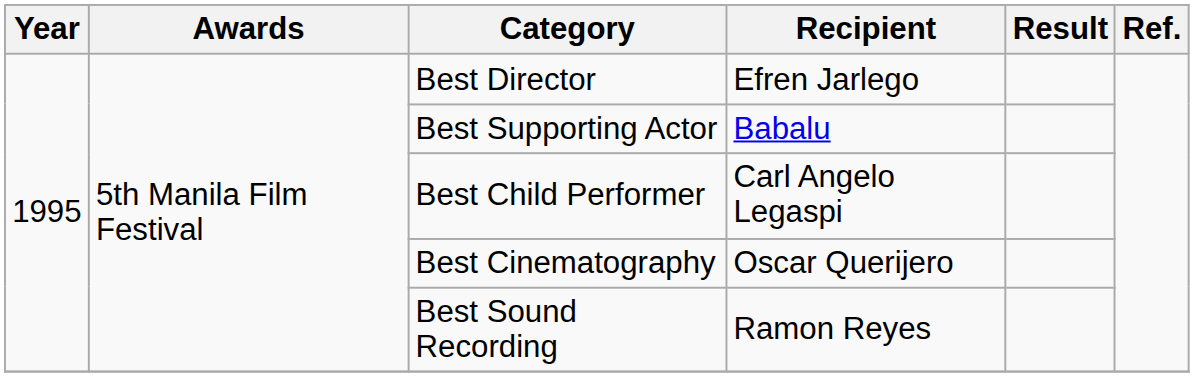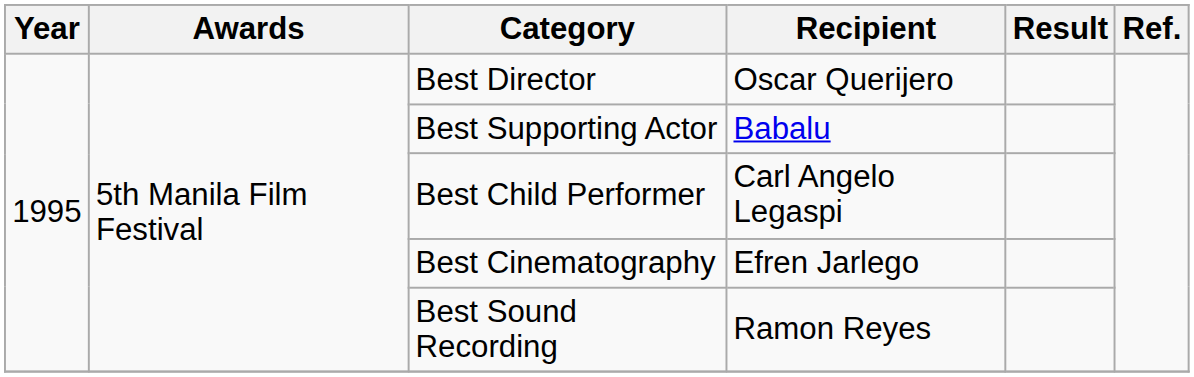(826, 78) Efren Jarlego -> (844, 78) Oscar Querijero
(844, 262) Oscar Querijero -> (826, 262) Efren Jarlego
